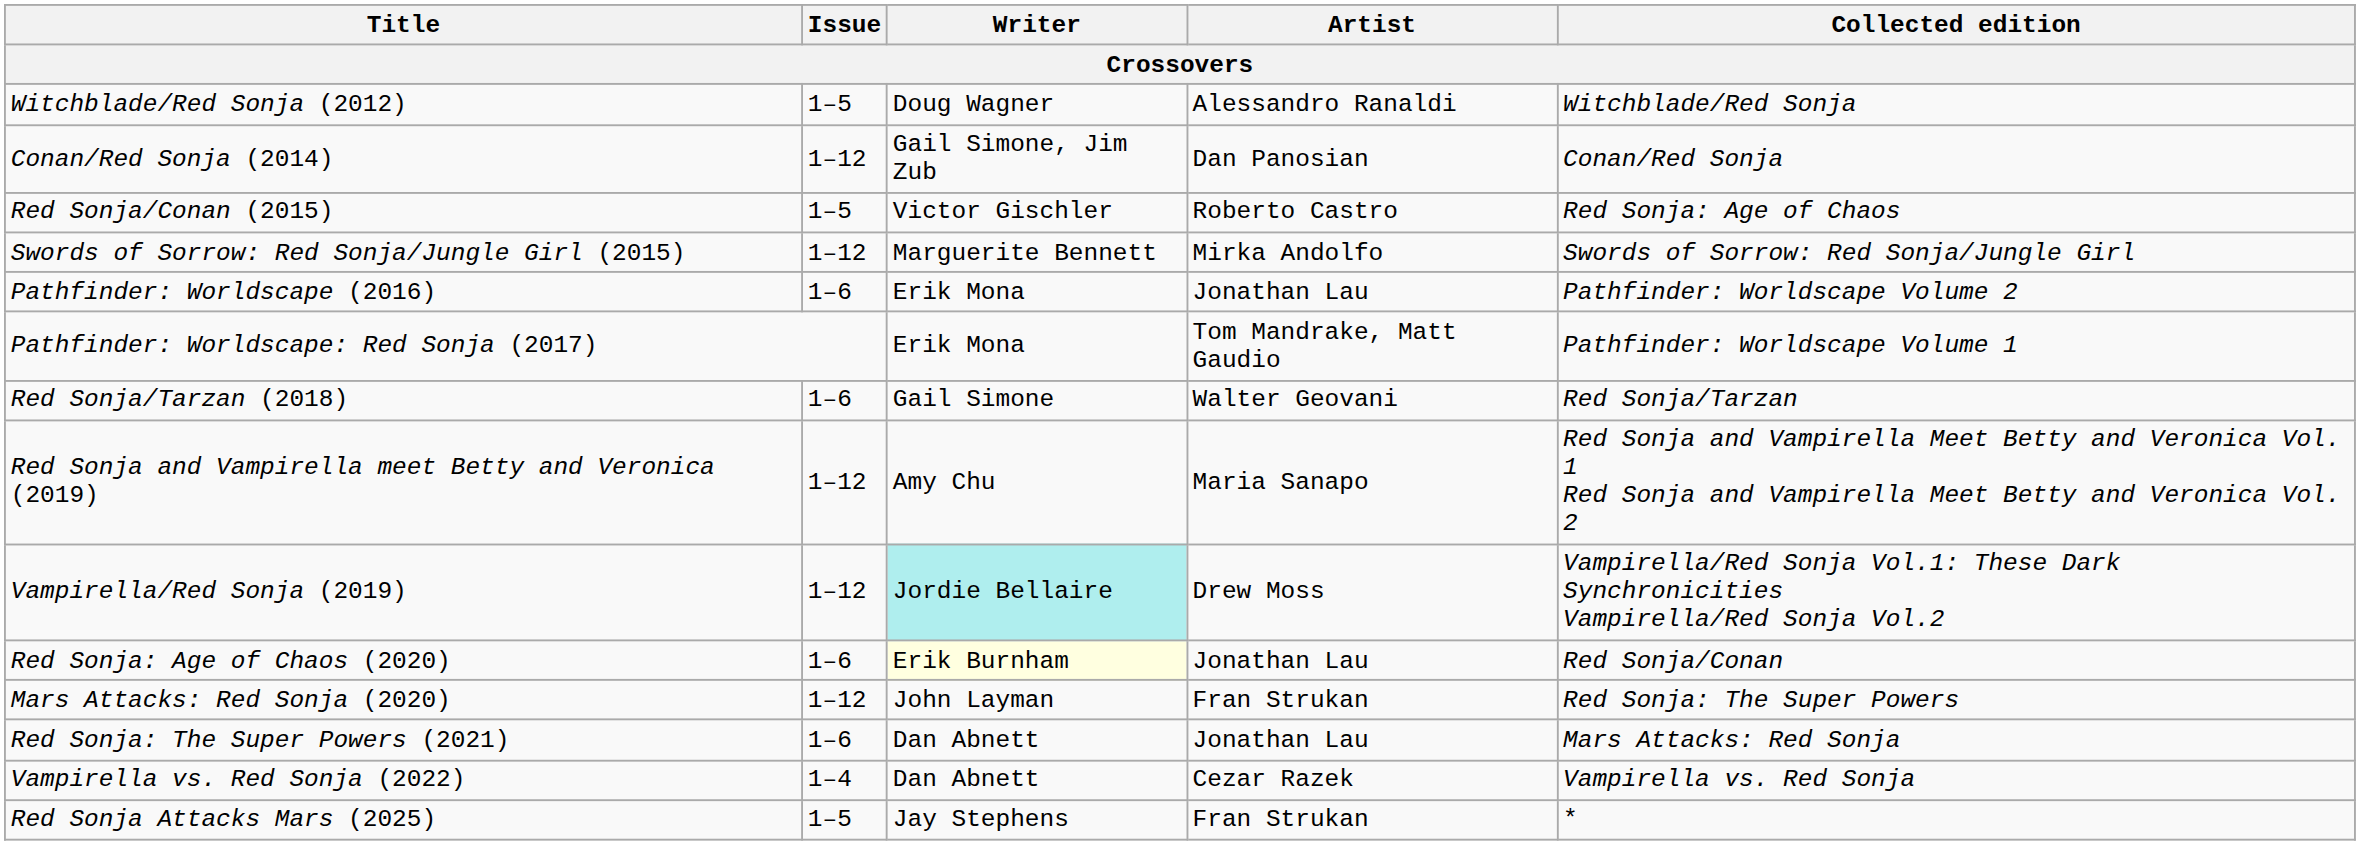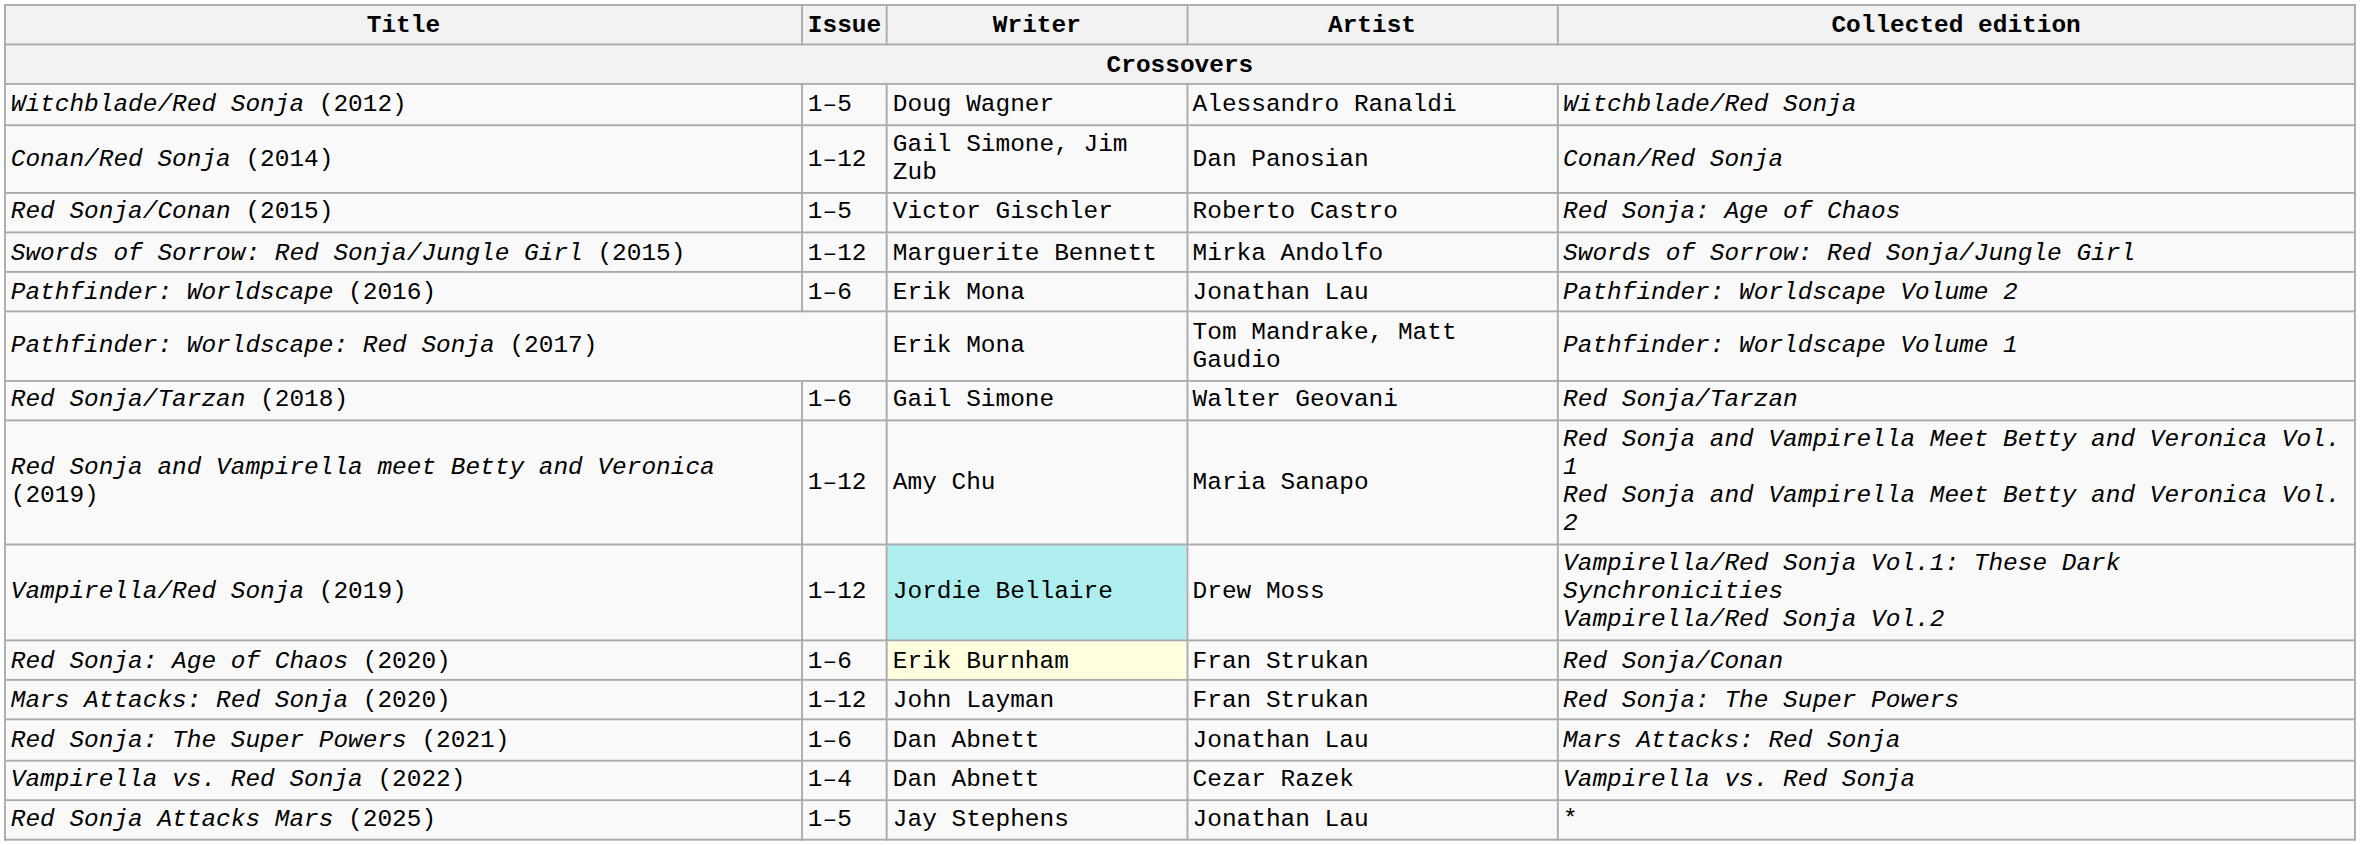(1281, 660) Jonathan Lau -> (1281, 660) Fran Strukan
(1281, 820) Fran Strukan -> (1281, 820) Jonathan Lau
